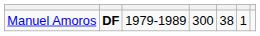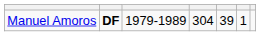(203, 20) 300 -> (203, 20) 304
(227, 20) 38 -> (227, 20) 39
